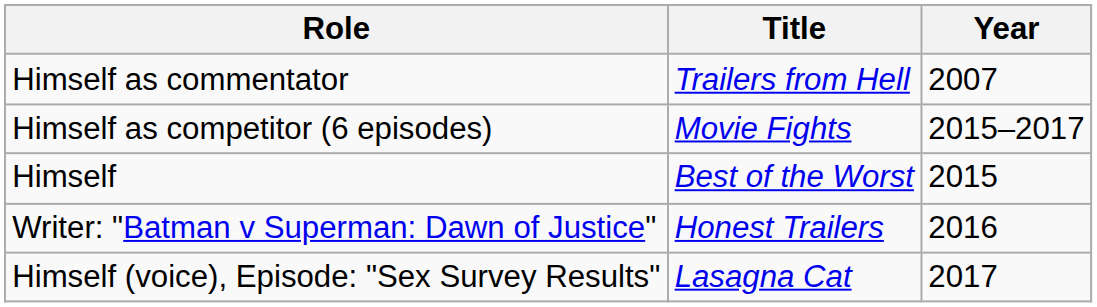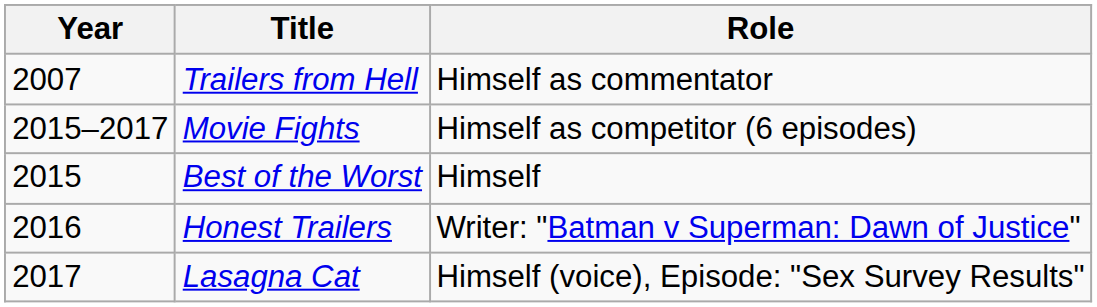columns swapped: (1006, 29) <-> (336, 29)
